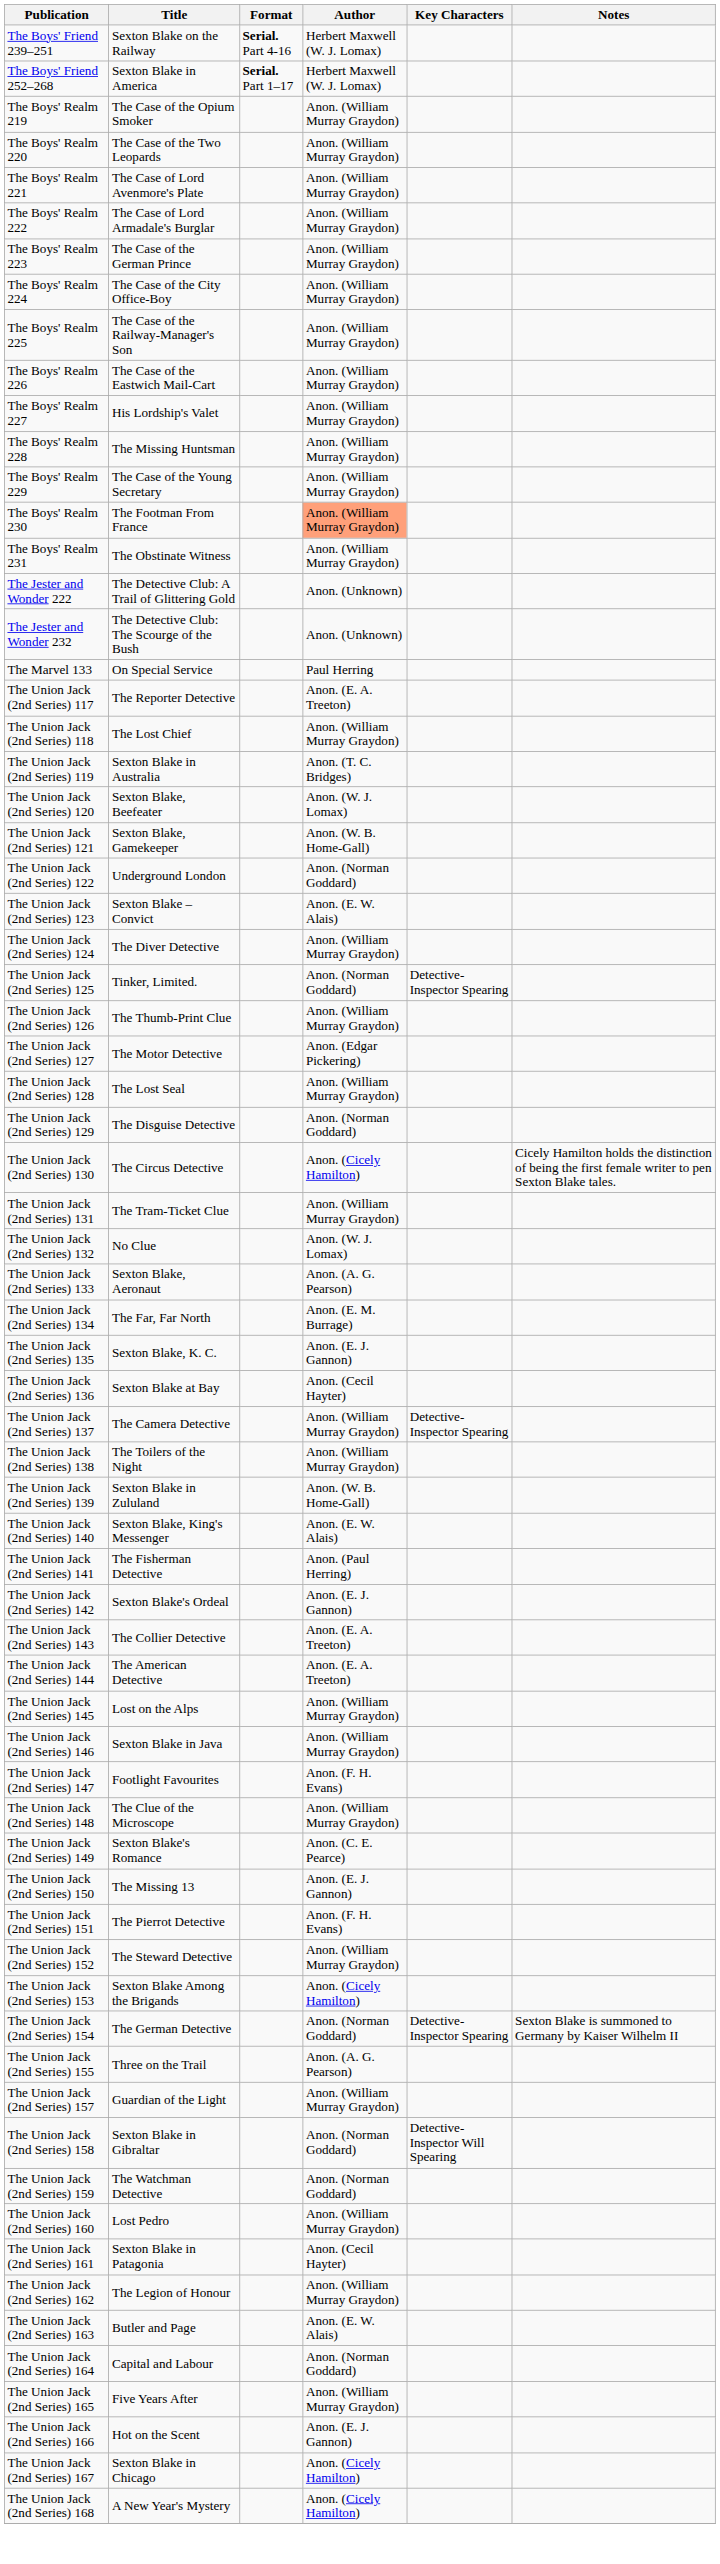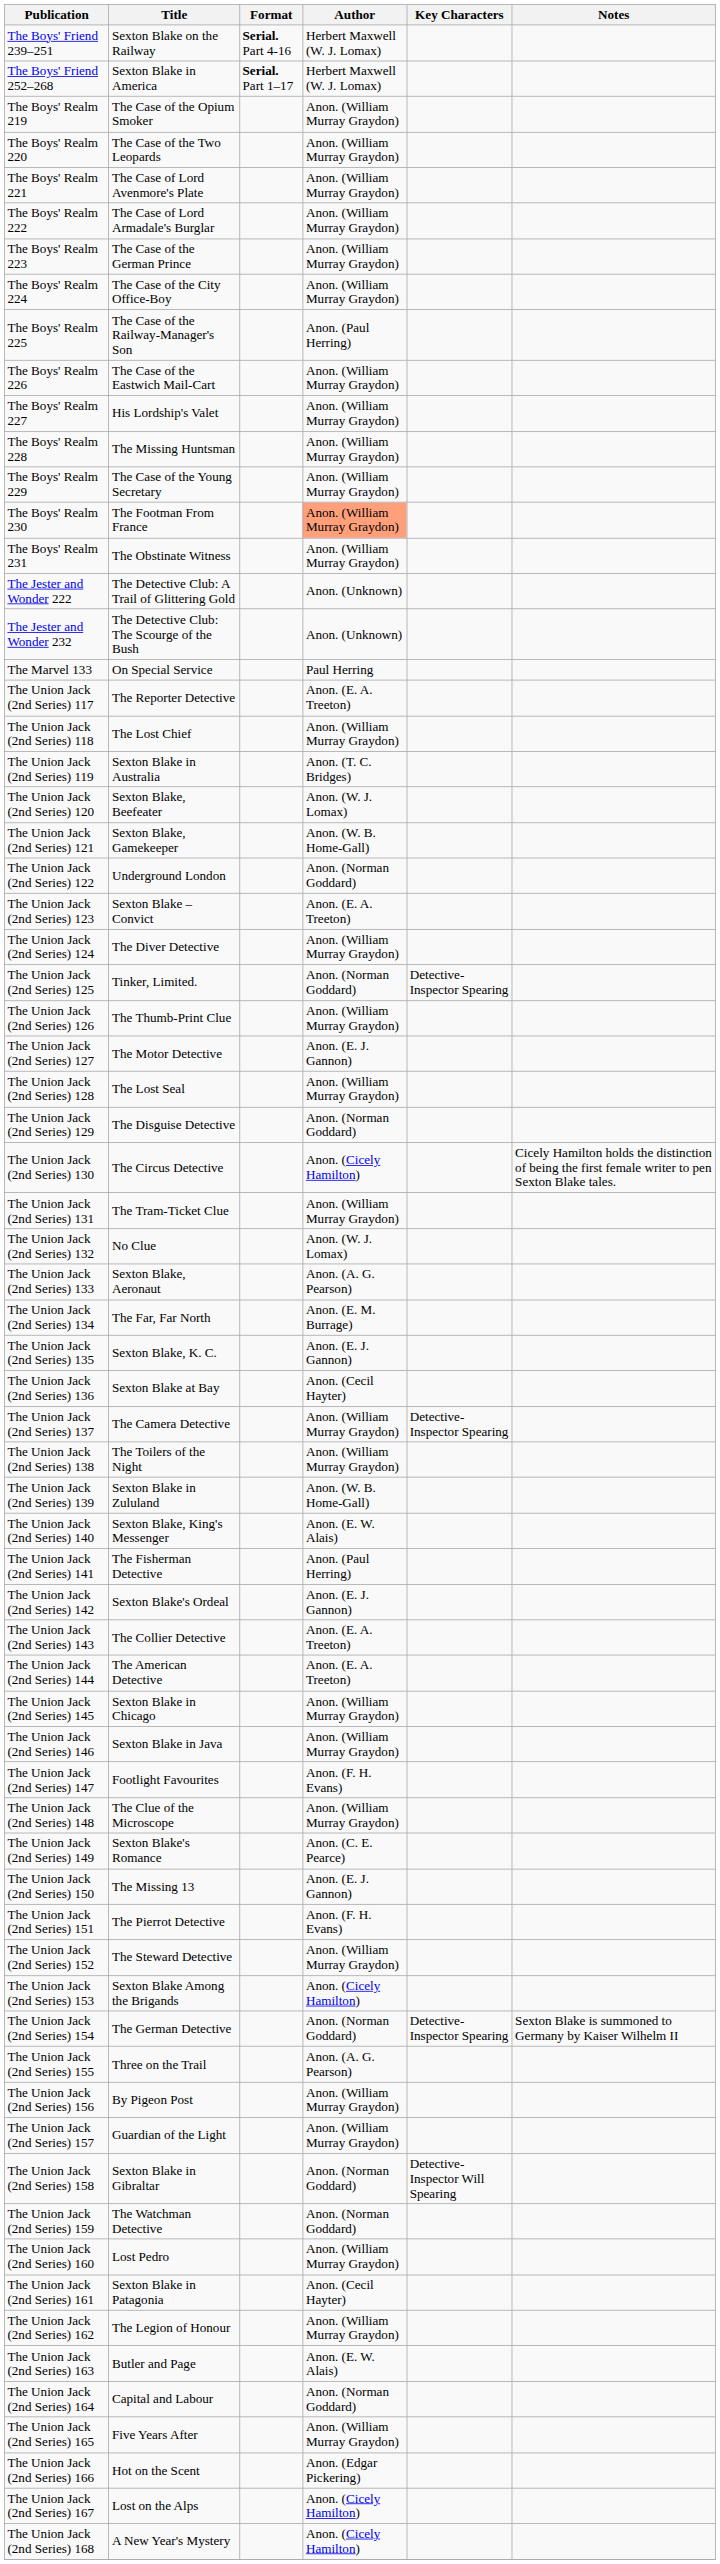(352, 335) Anon. (William Murray Graydon) -> (338, 335) Anon. (Paul Herring)
(340, 911) Anon. (E. W. Alais) -> (339, 911) Anon. (E. A. Treeton)
(342, 1053) Anon. (Edgar Pickering) -> (337, 1053) Anon. (E. J. Gannon)
(155, 1708) Lost on the Alps -> (154, 1708) Sexton Blake in Chicago
+ row: (51, 2099)
(337, 2434) Anon. (E. J. Gannon) -> (342, 2470) Anon. (Edgar Pickering)
(154, 2470) Sexton Blake in Chicago -> (155, 2505) Lost on the Alps
